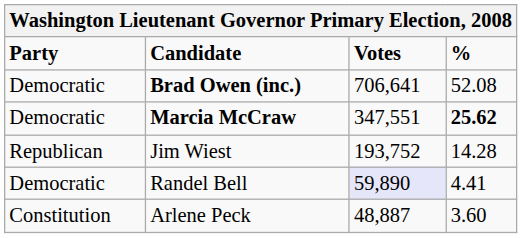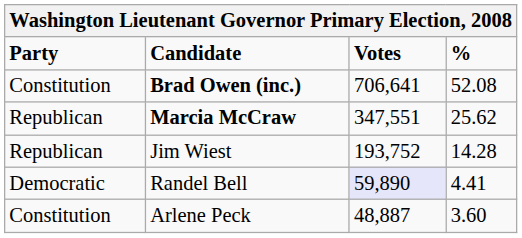(57, 85) Democratic -> (60, 85) Constitution
(57, 118) Democratic -> (56, 118) Republican
(474, 118) bold -> (474, 118) normal
